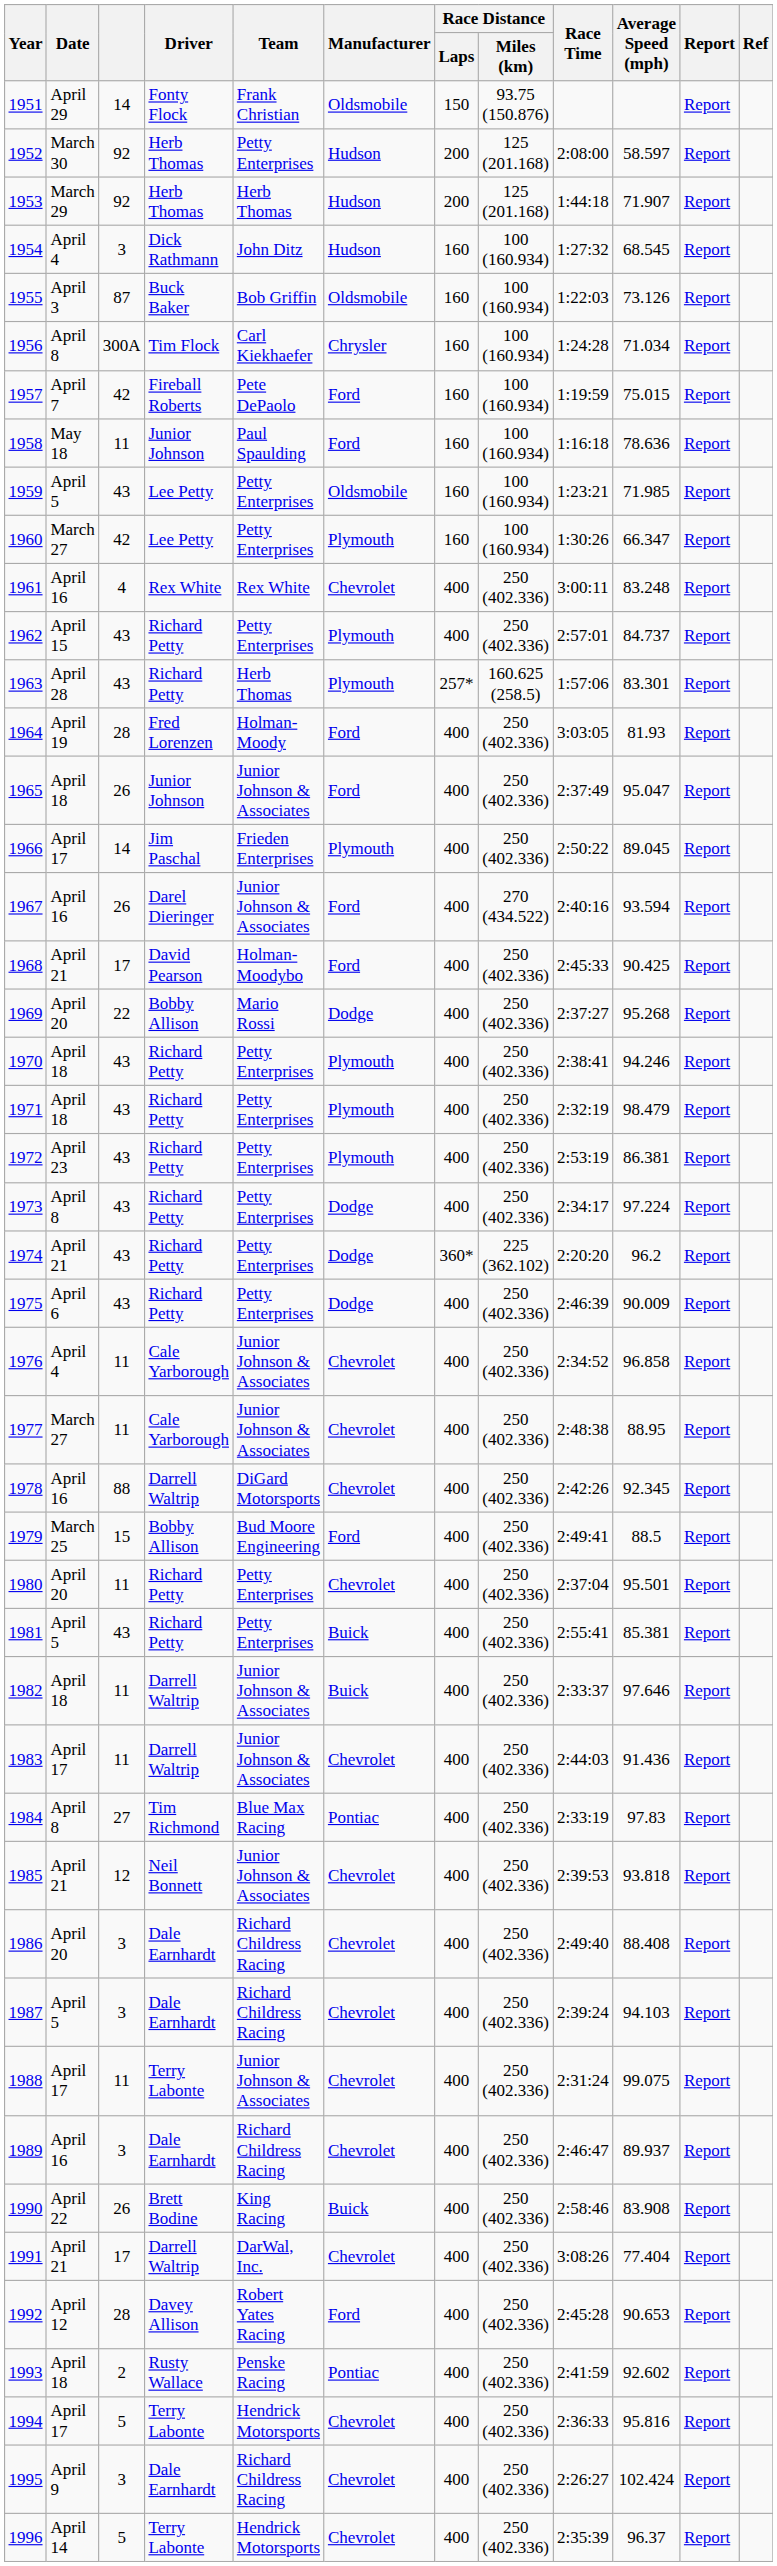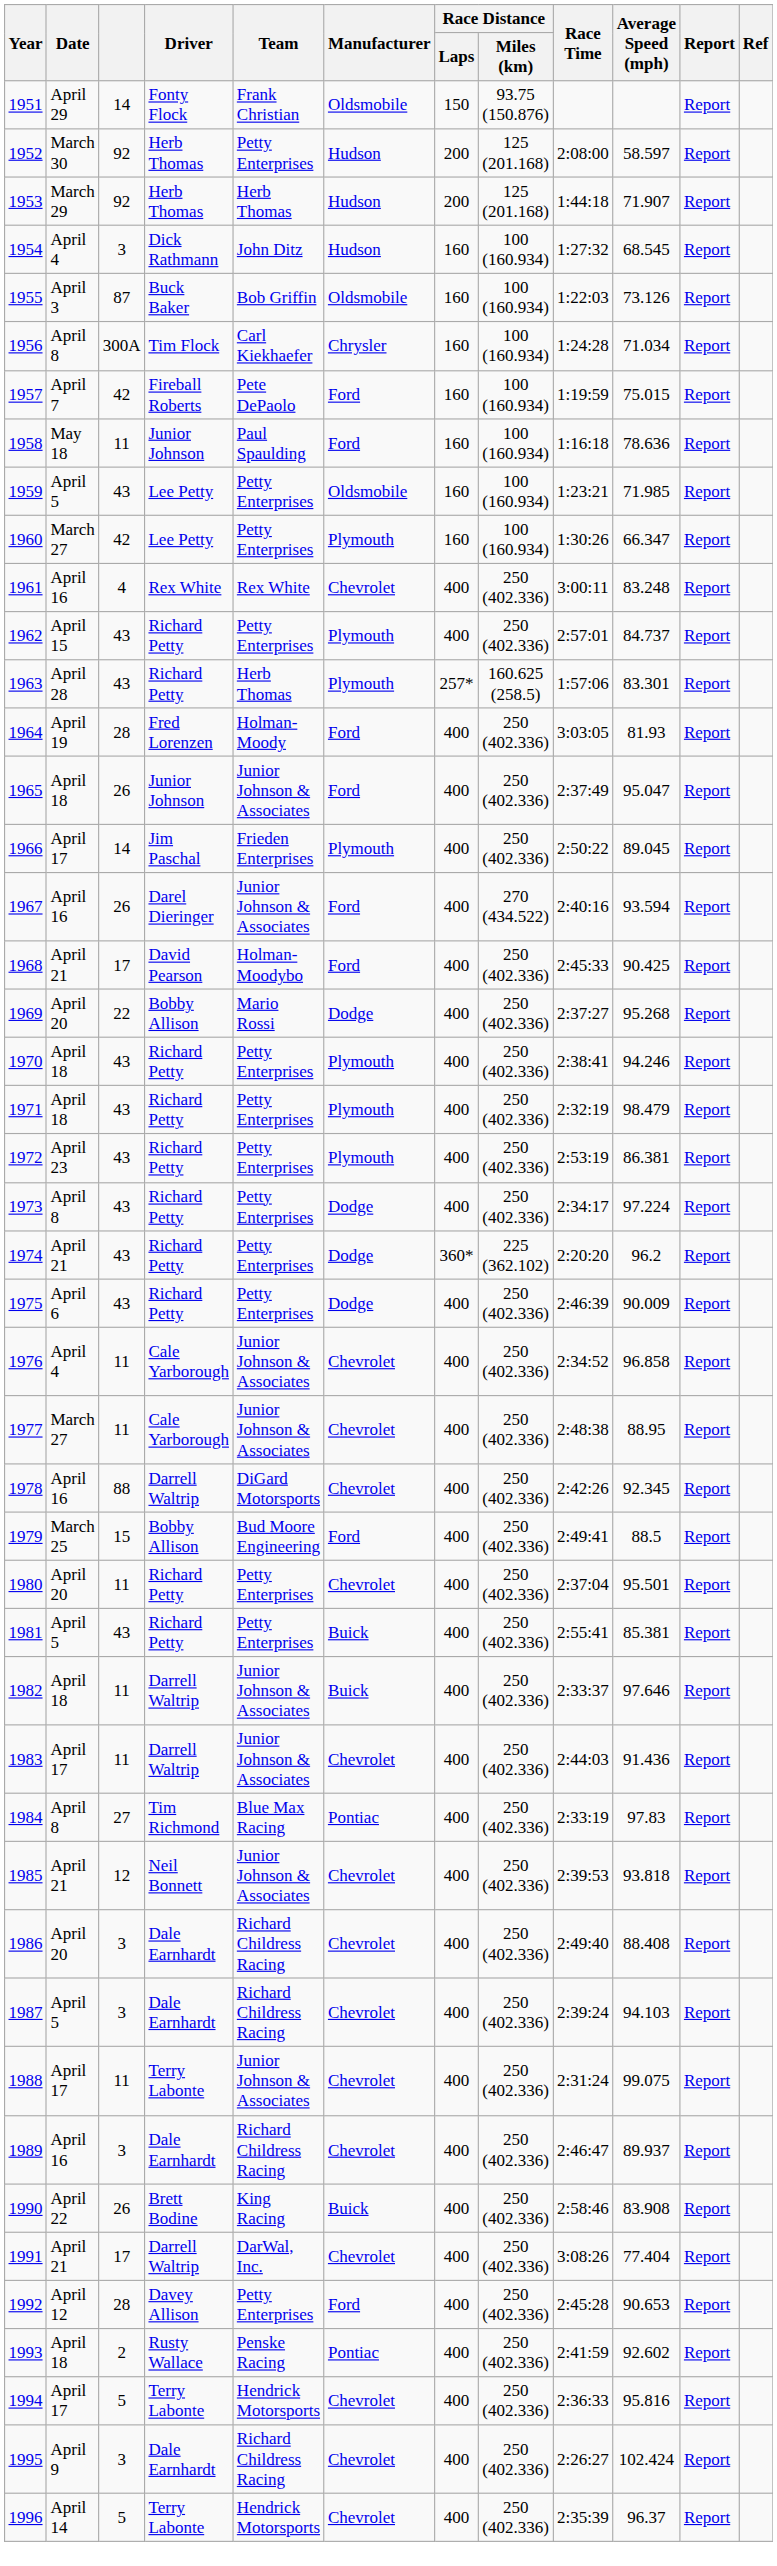(261, 2314) Robert Yates Racing -> (275, 2304) Petty Enterprises
